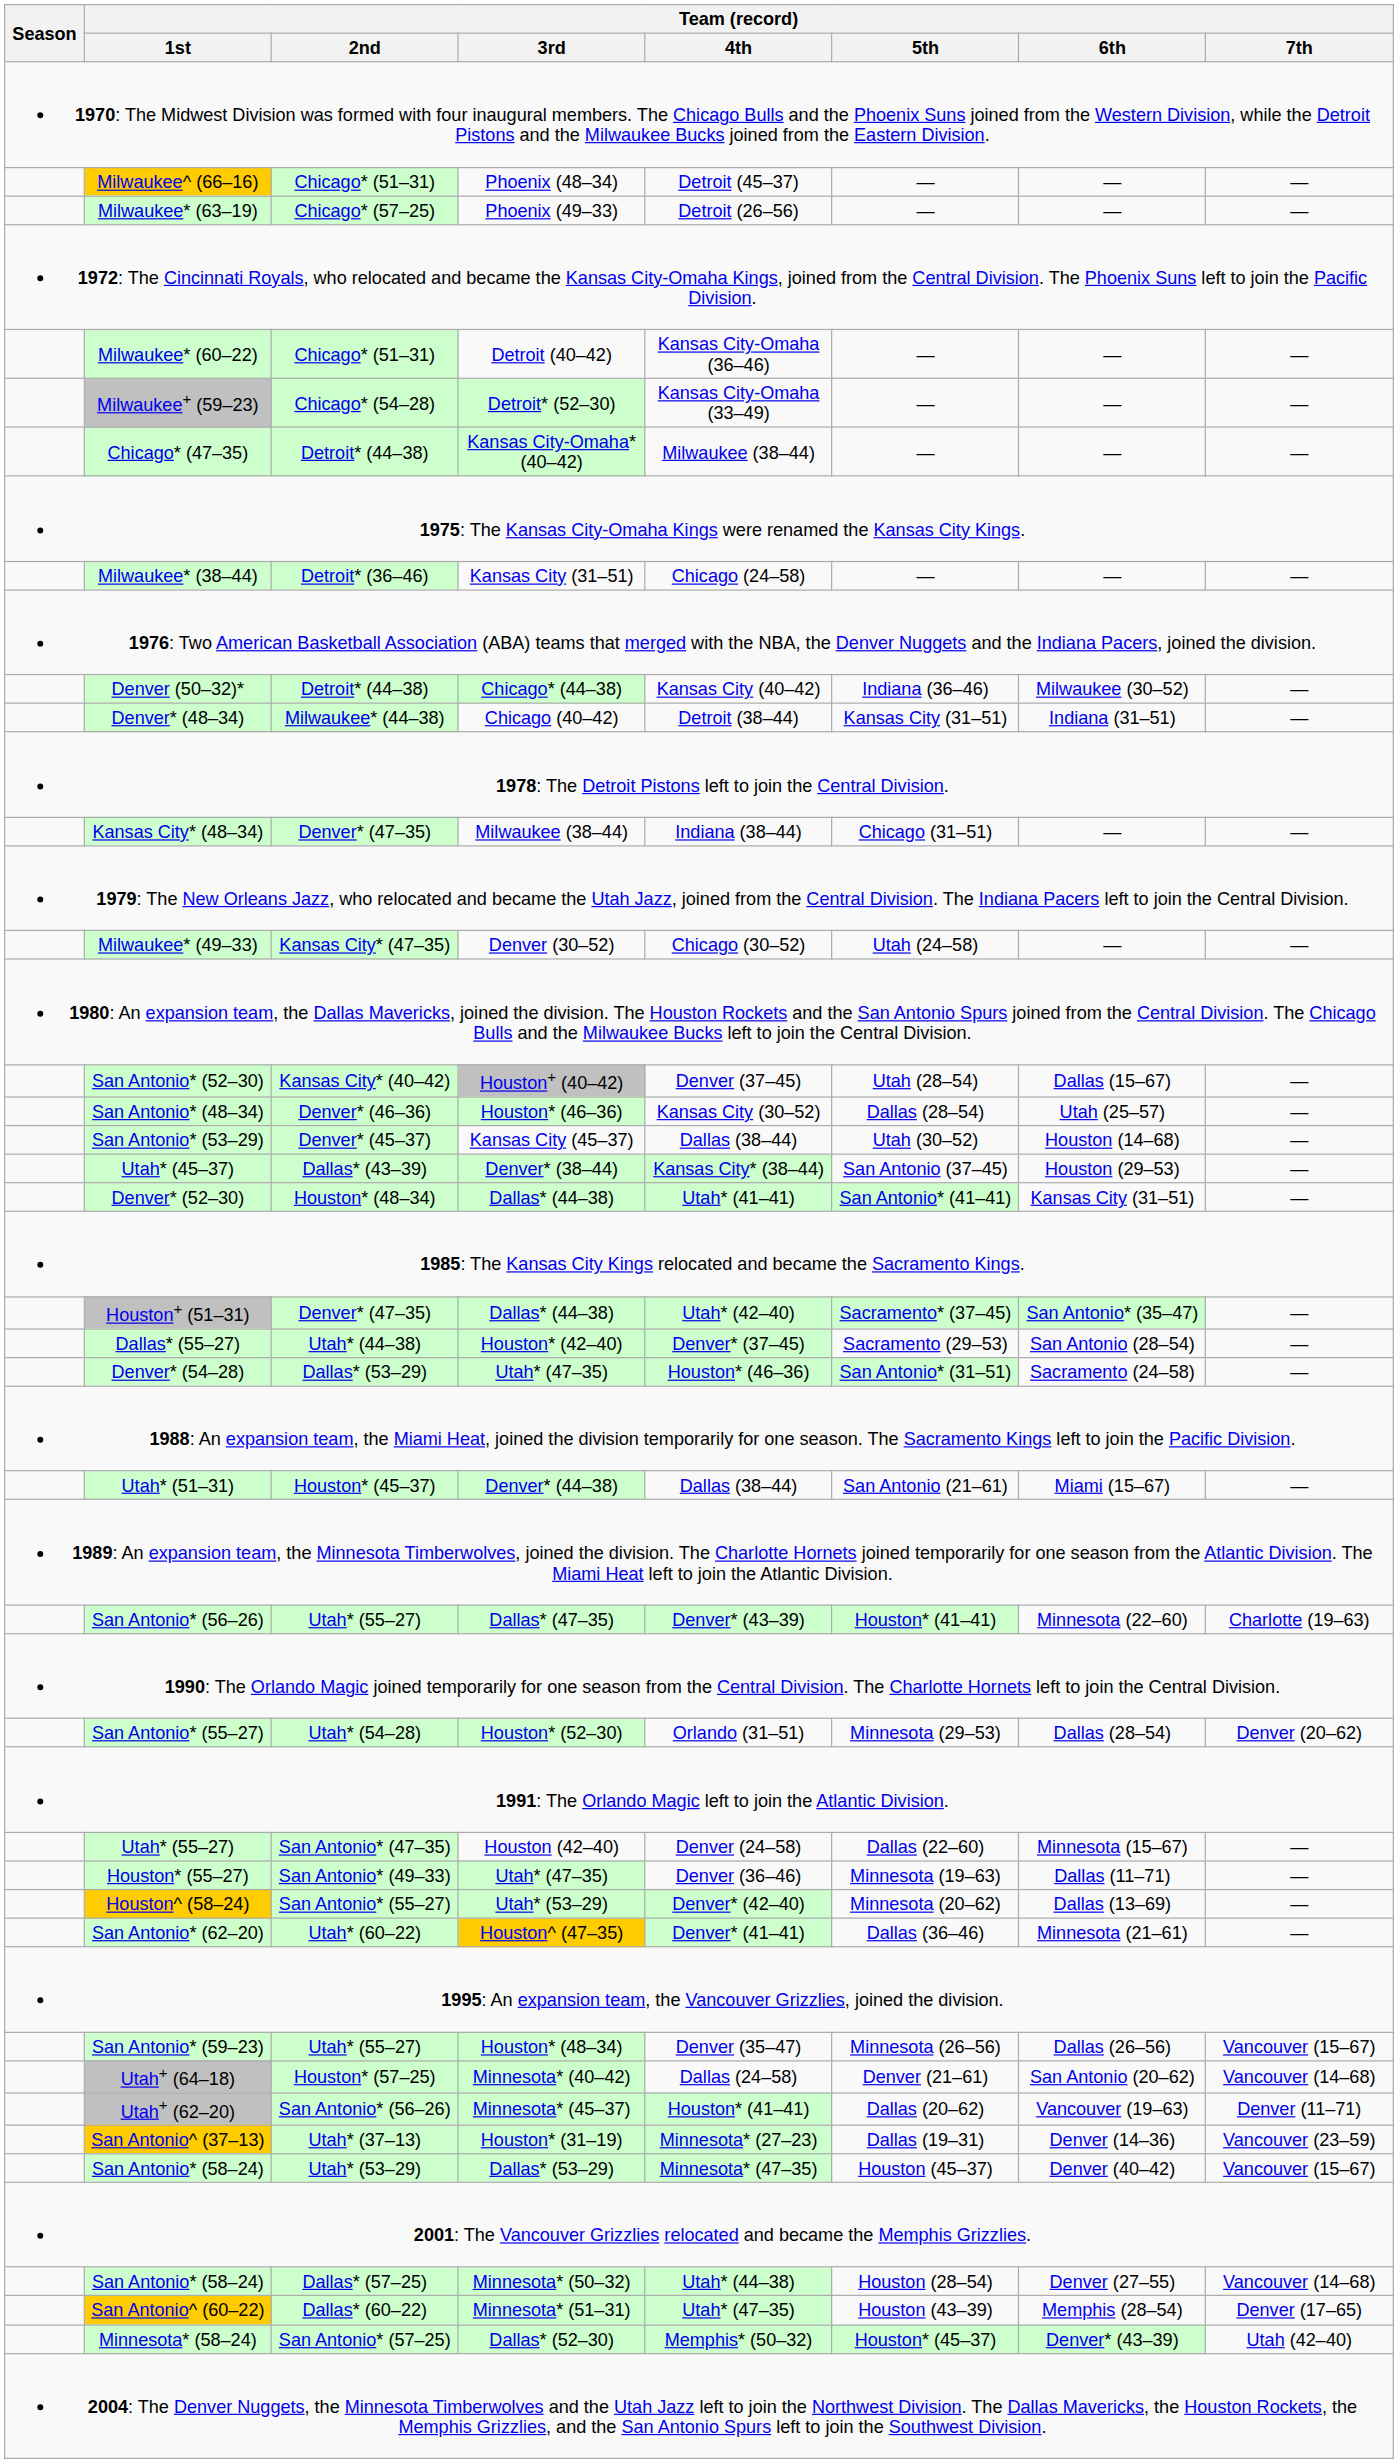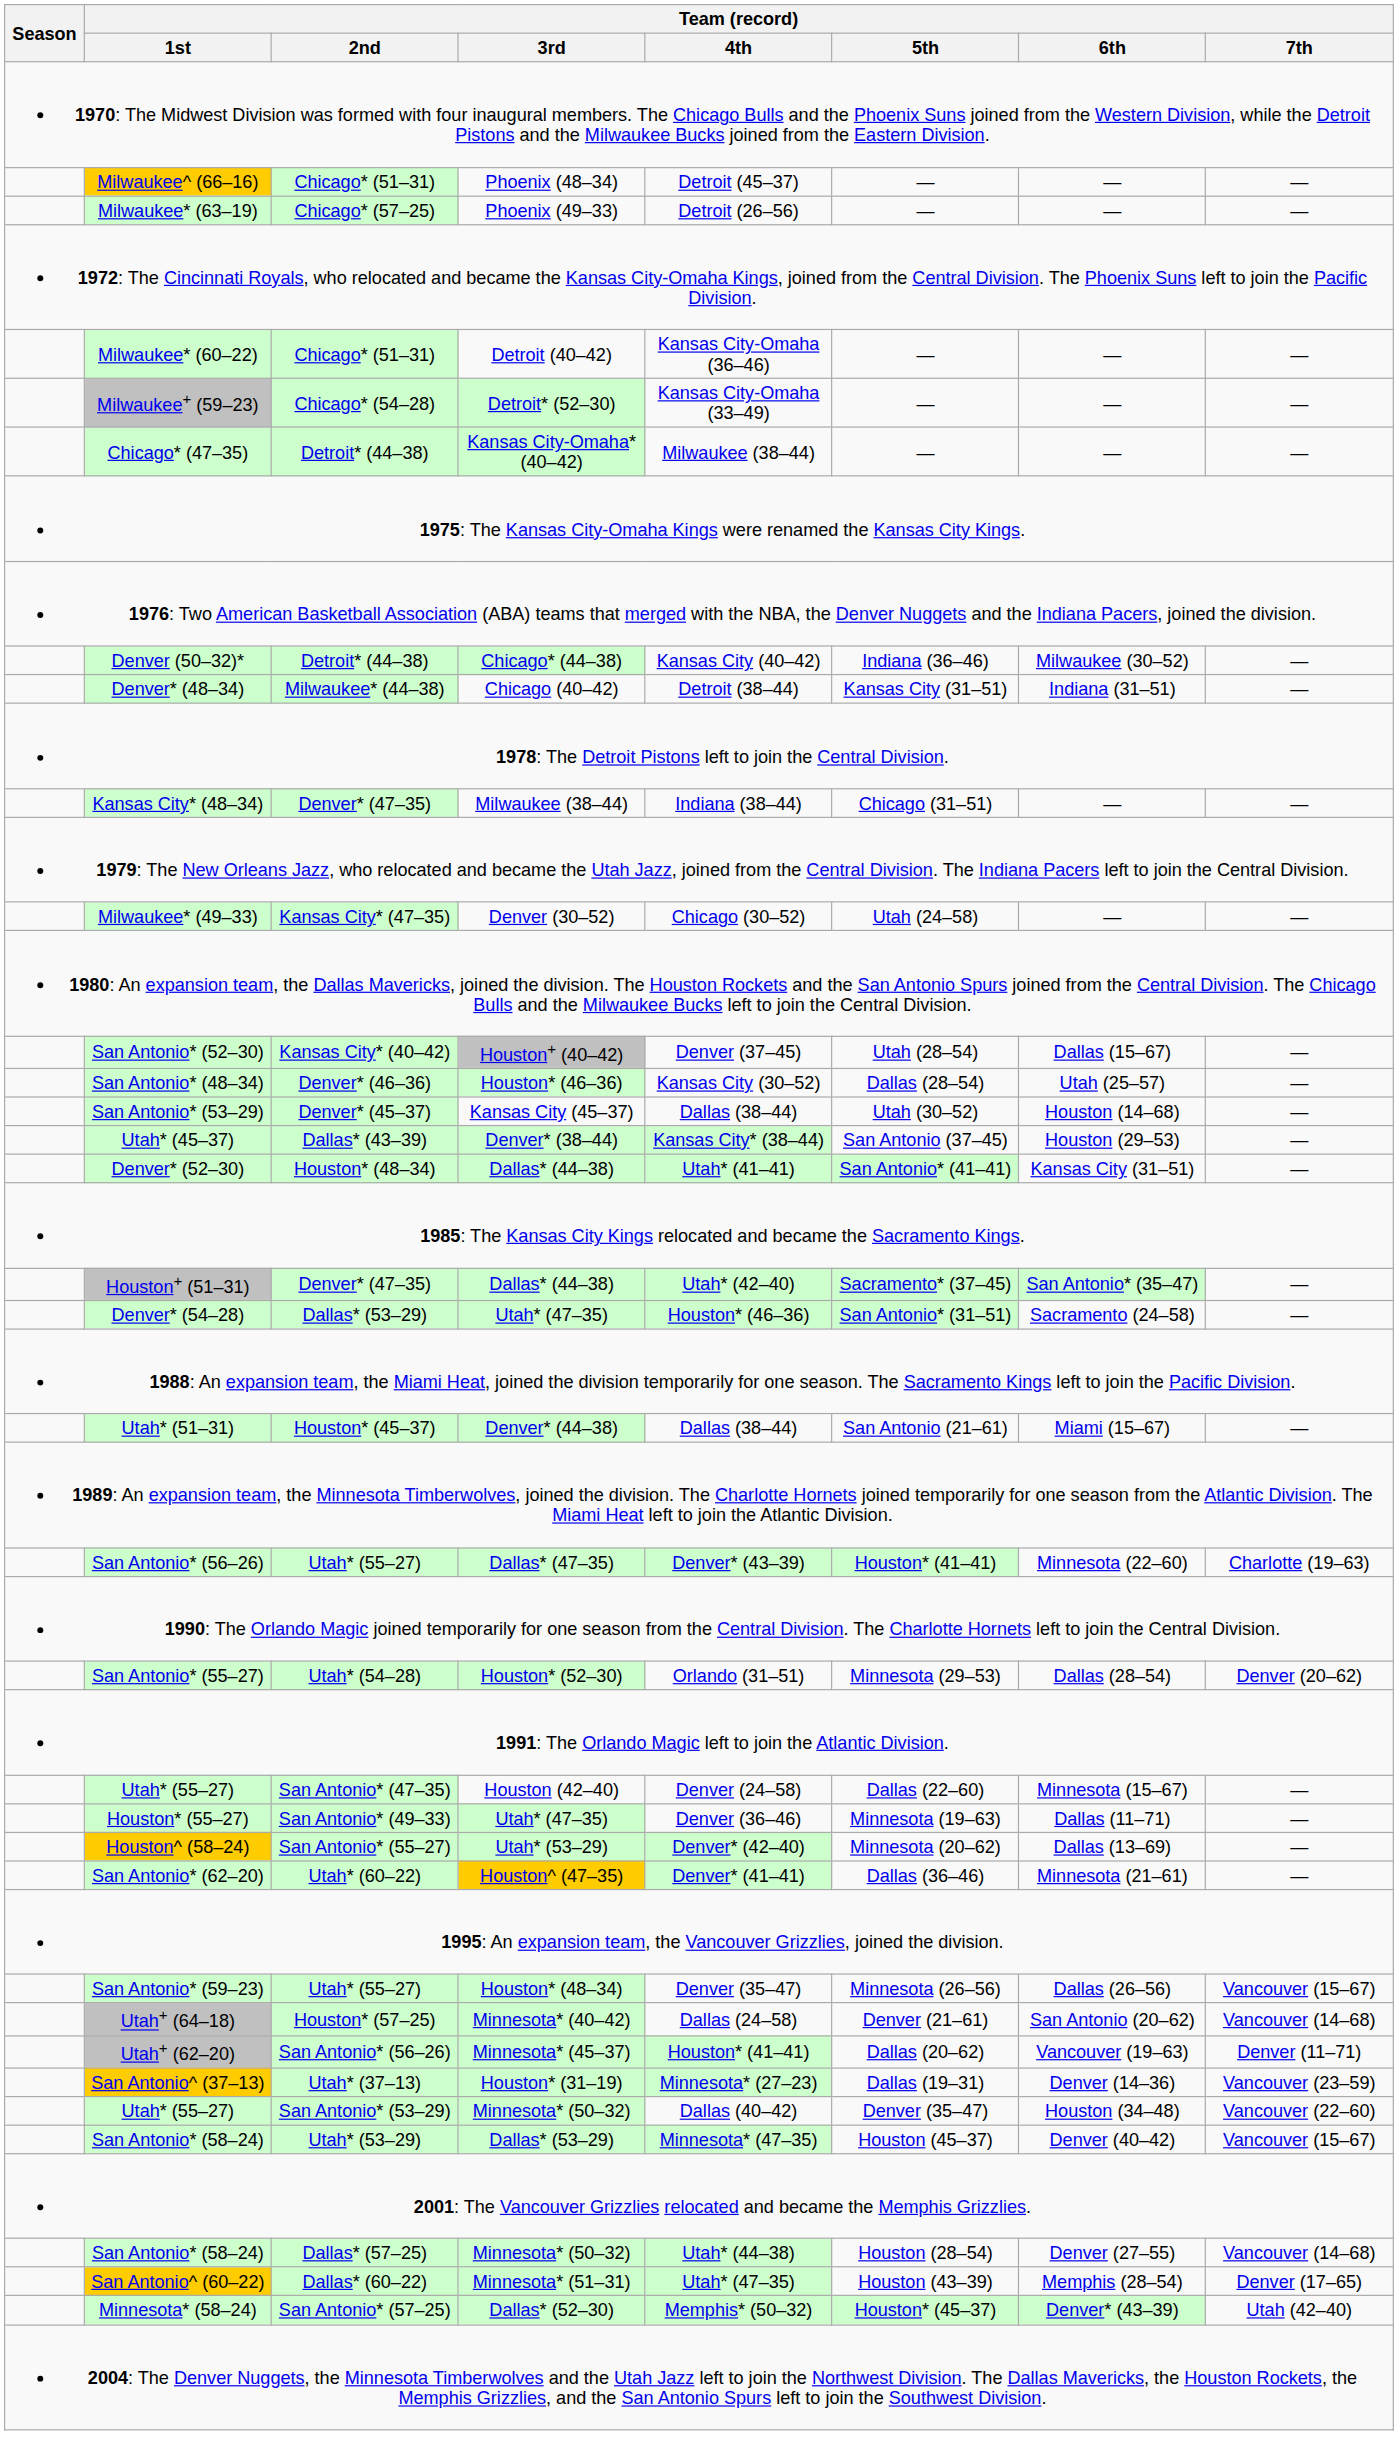- row: (178, 576)
- row: (178, 1343)
+ row: (178, 2111)
